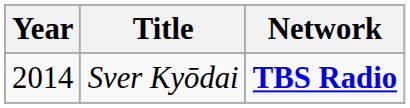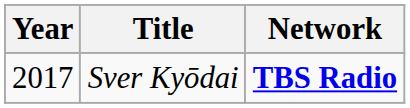(43, 77) 2014 -> (43, 77) 2017
